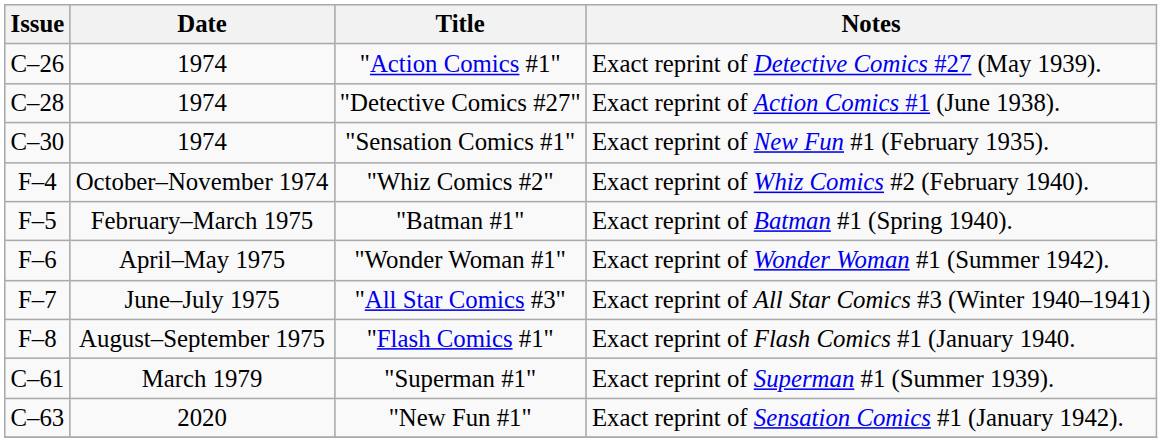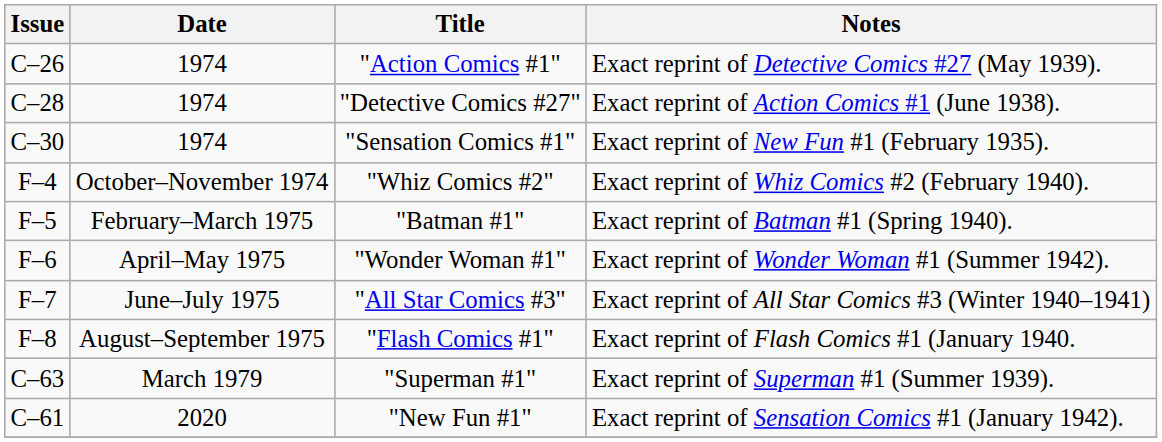(37, 378) C–61 -> (37, 378) C–63
(37, 417) C–63 -> (37, 417) C–61
